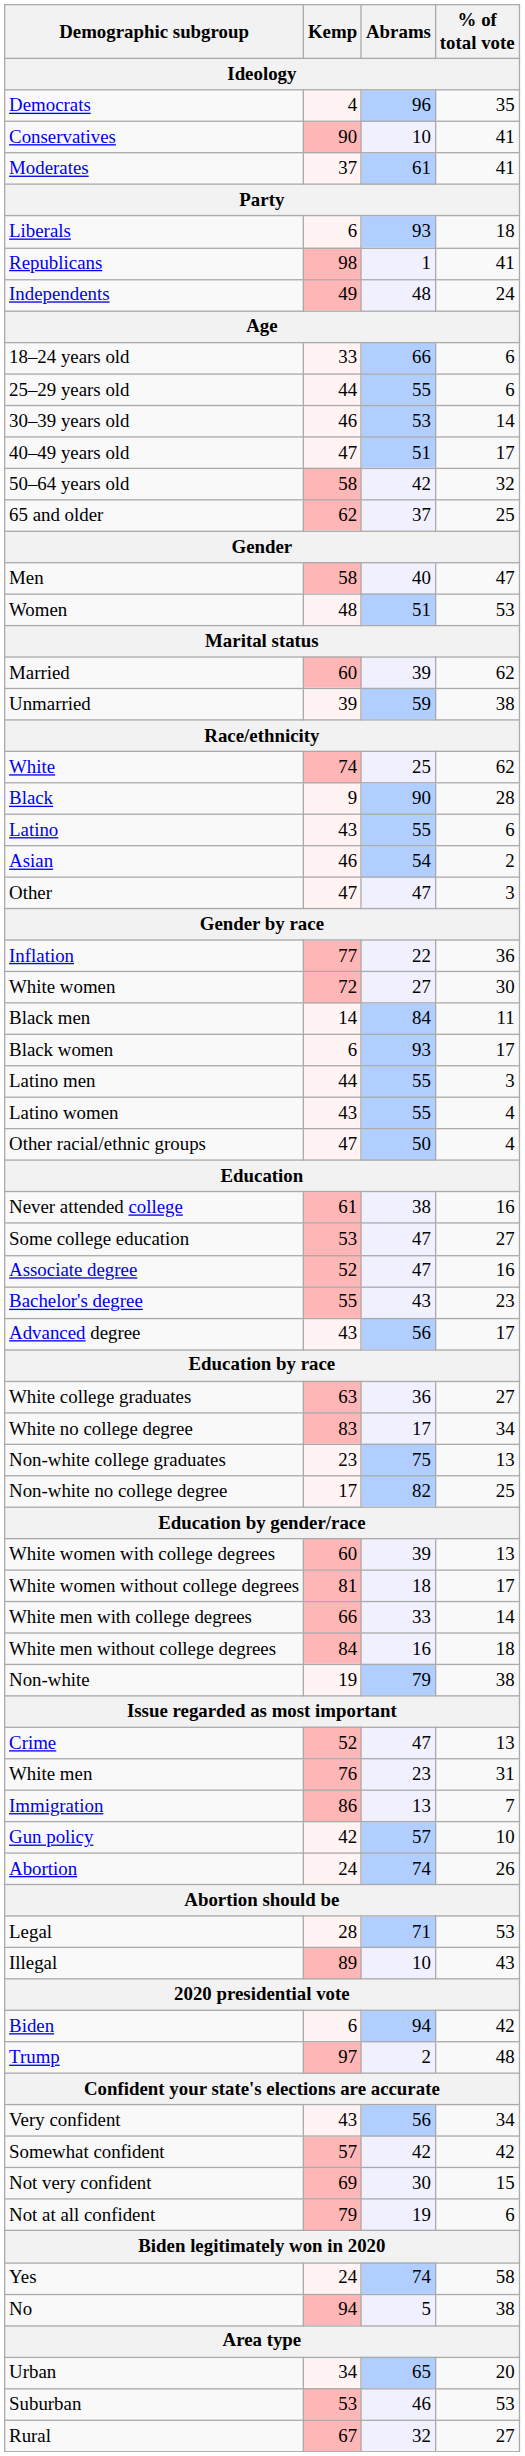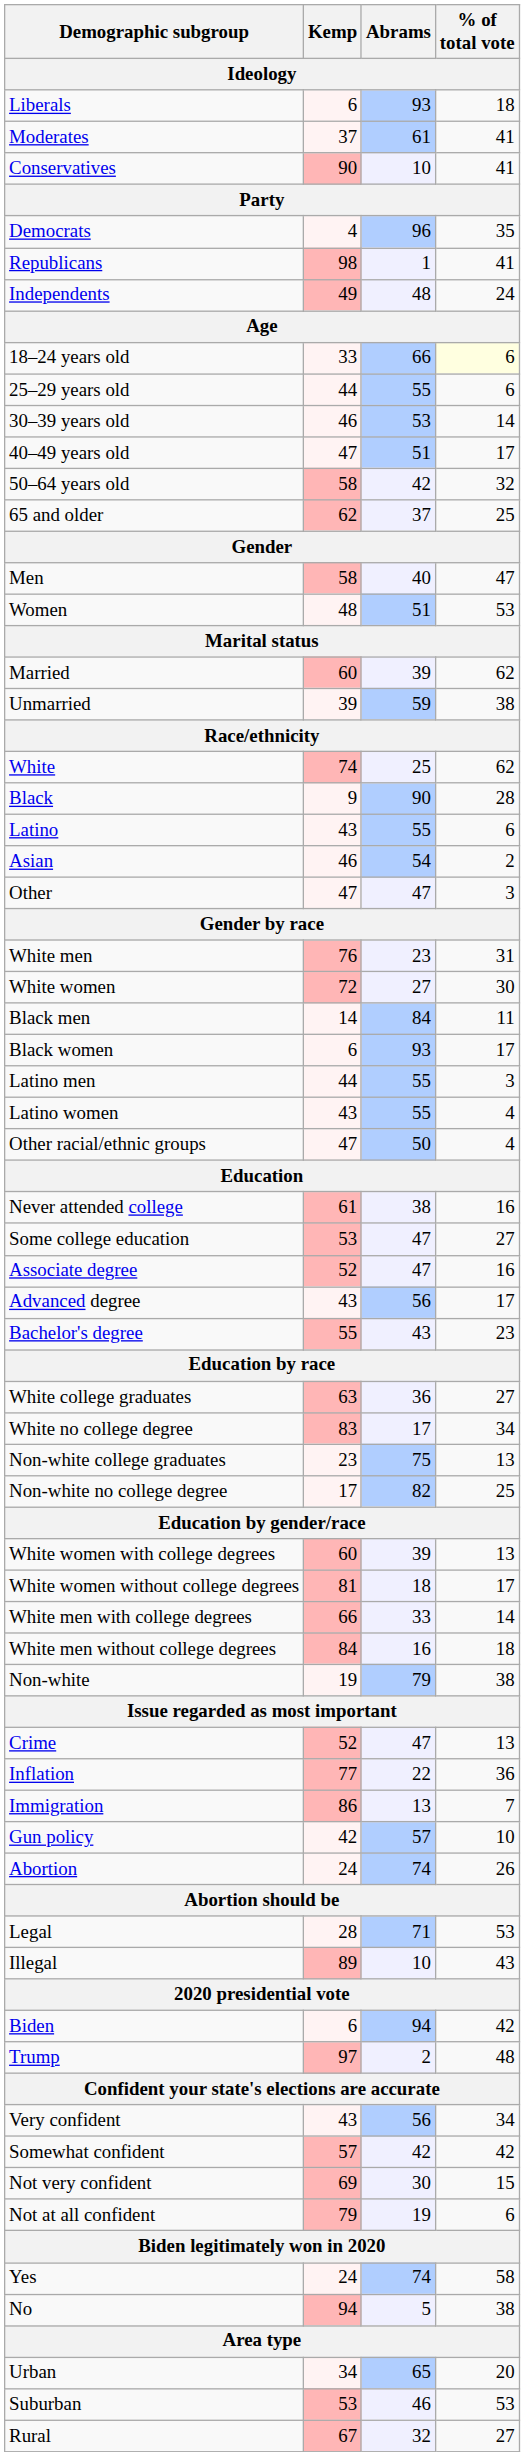rows swapped: (40, 231) <-> (50, 106)
rows swapped: (49, 169) <-> (62, 137)
(510, 357) no background -> (510, 357) lightyellow background
rows swapped: (51, 1774) <-> (42, 956)
rows swapped: (76, 1302) <-> (75, 1333)
